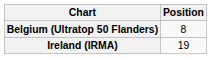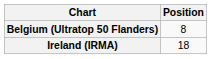(183, 45) 19 -> (183, 45) 18
